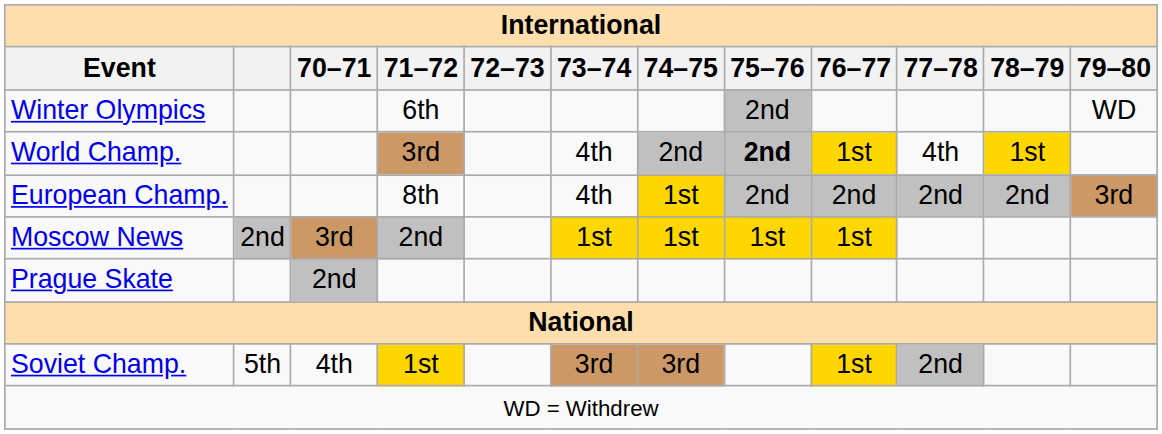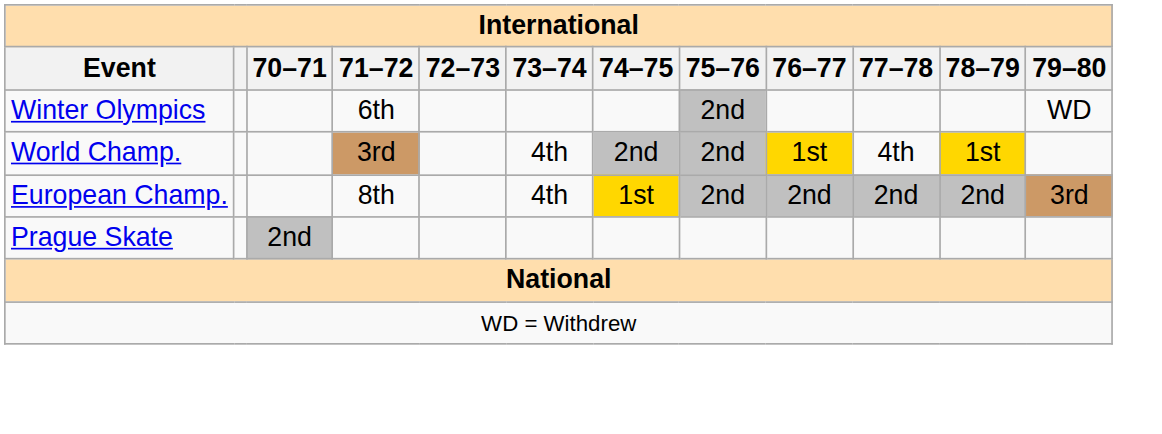(767, 152) bold -> (723, 152) normal
- row: (97, 237)
- row: (99, 364)
